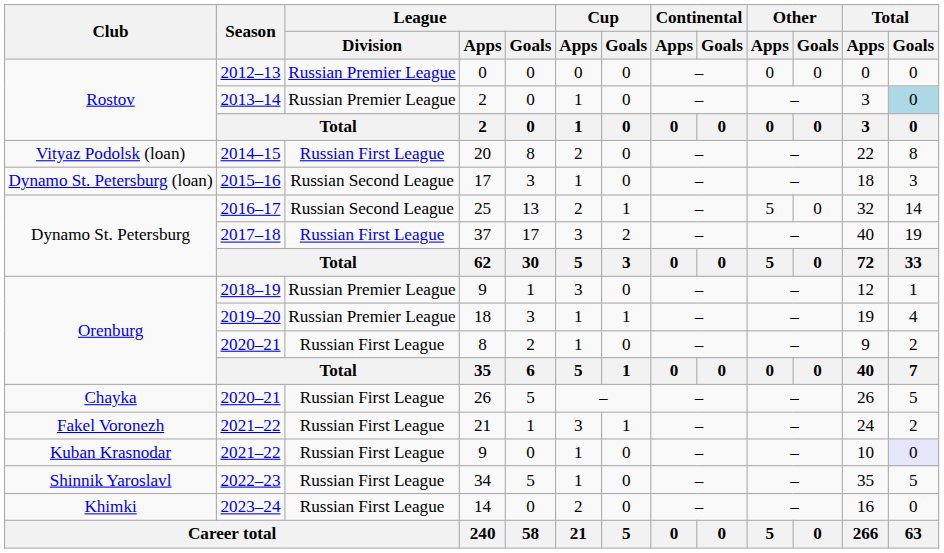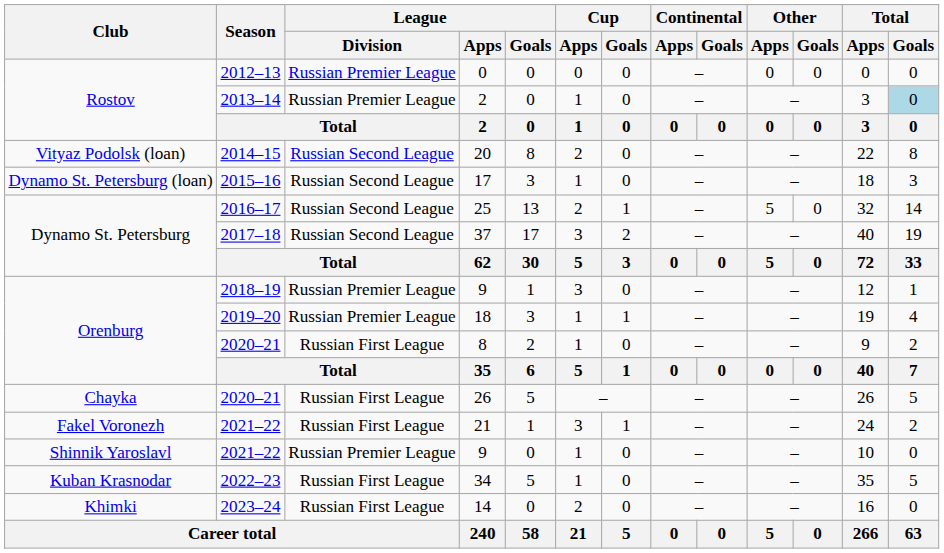(372, 153) Russian First League -> (372, 153) Russian Second League
(372, 235) Russian First League -> (372, 235) Russian Second League
(111, 452) Kuban Krasnodar -> (111, 452) Shinnik Yaroslavl
(372, 452) Russian First League -> (372, 452) Russian Premier League
(913, 452) lavender background -> (913, 452) no background
(111, 479) Shinnik Yaroslavl -> (111, 479) Kuban Krasnodar
